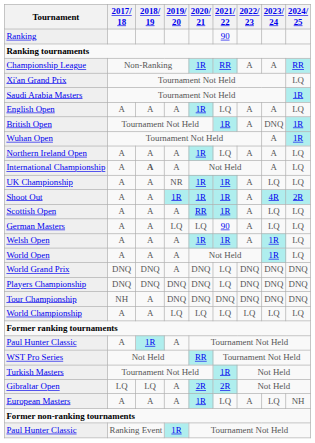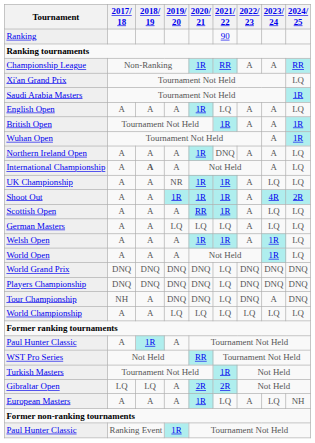(274, 123) DNQ -> (274, 123) A
(225, 153) LQ -> (225, 153) DNQ
(225, 225) 90 -> (225, 225) LQ
(177, 269) A -> (177, 269) DNQ
(225, 298) DNQ -> (225, 298) LQ
(274, 298) DNQ -> (274, 298) A
